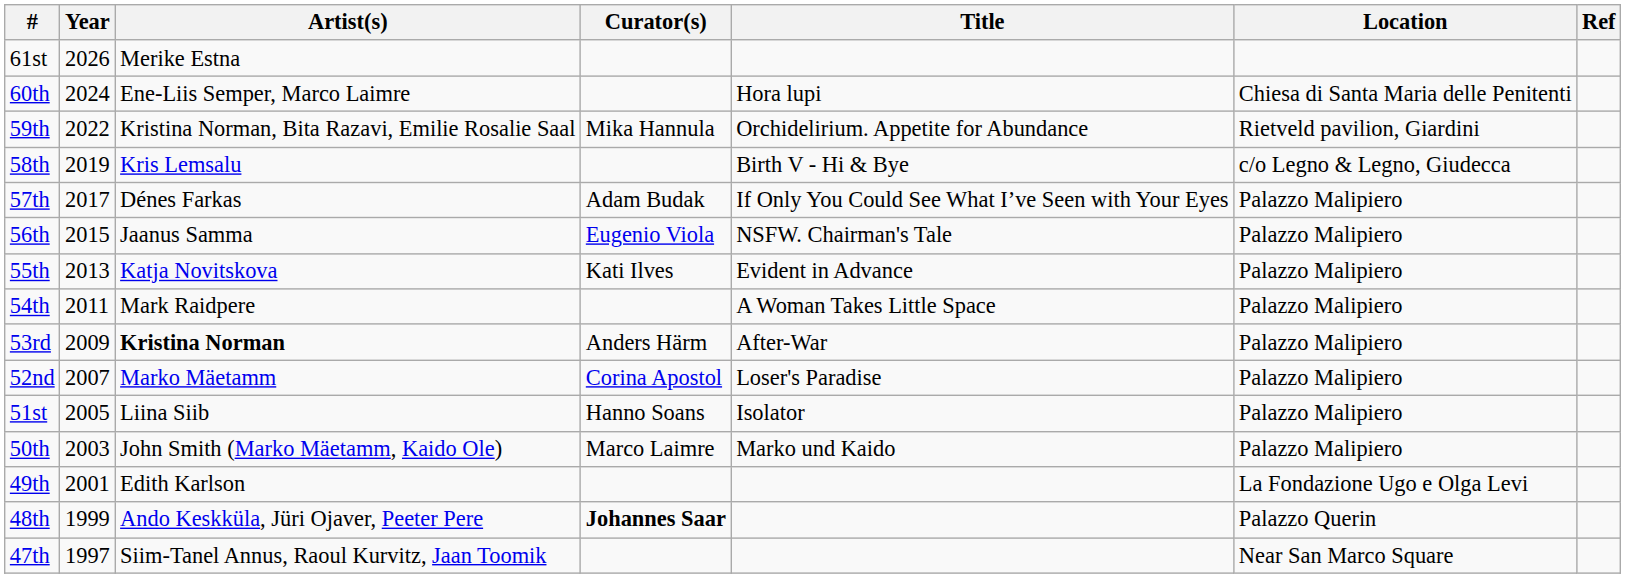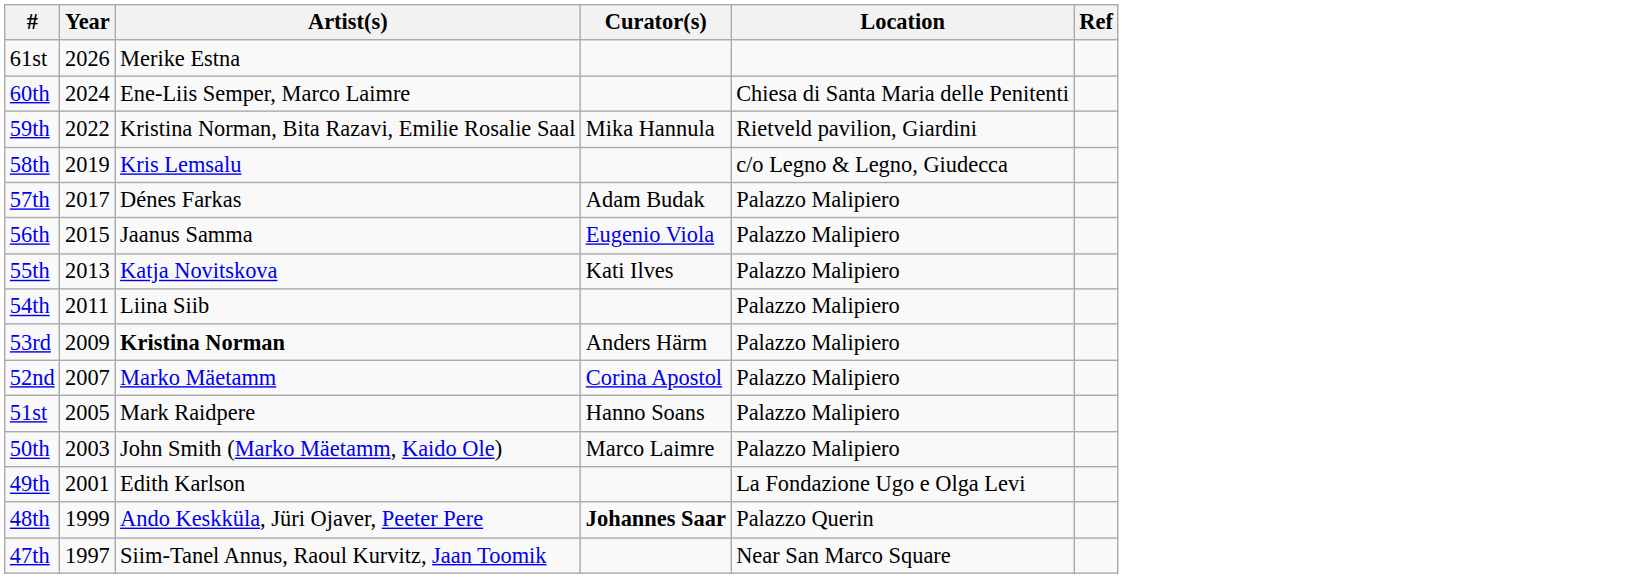- column: (982, 22)
(188, 306) Mark Raidpere -> (165, 306) Liina Siib
(165, 413) Liina Siib -> (188, 413) Mark Raidpere
